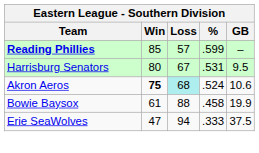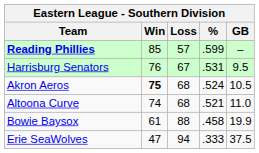(155, 67) 80 -> (155, 67) 76
(184, 85) paleturquoise background -> (184, 85) no background
(240, 85) 10.6 -> (240, 85) 10.5
+ row: (43, 103)
